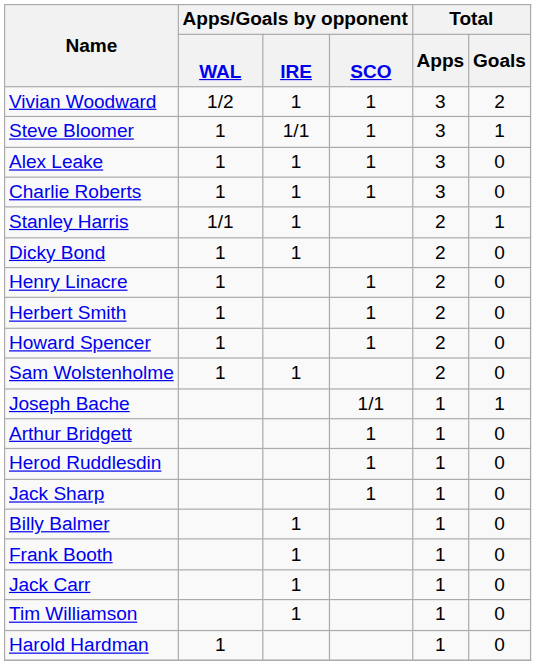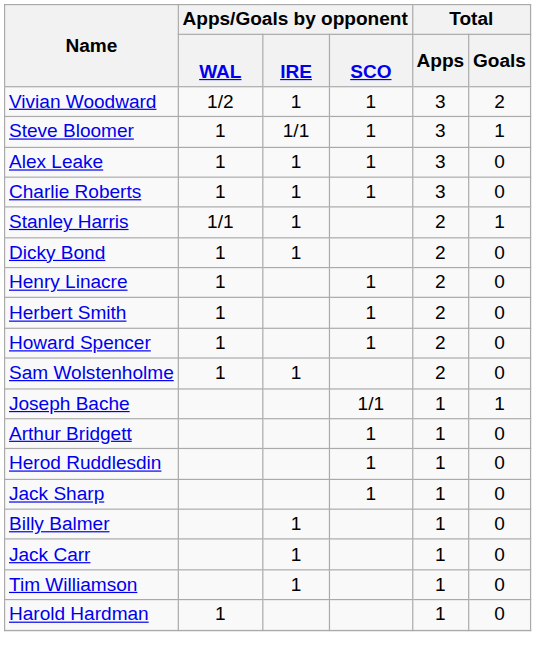- row: (61, 554)
